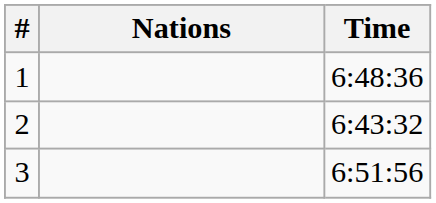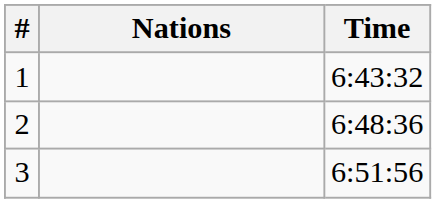(377, 76) 6:48:36 -> (377, 76) 6:43:32
(377, 124) 6:43:32 -> (377, 124) 6:48:36
